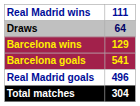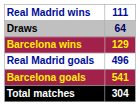rows swapped: (50, 77) <-> (46, 61)
